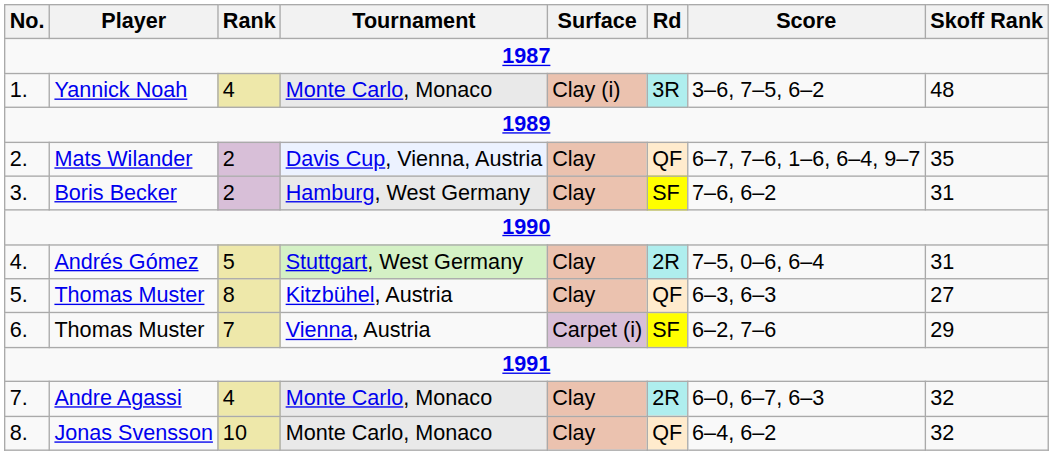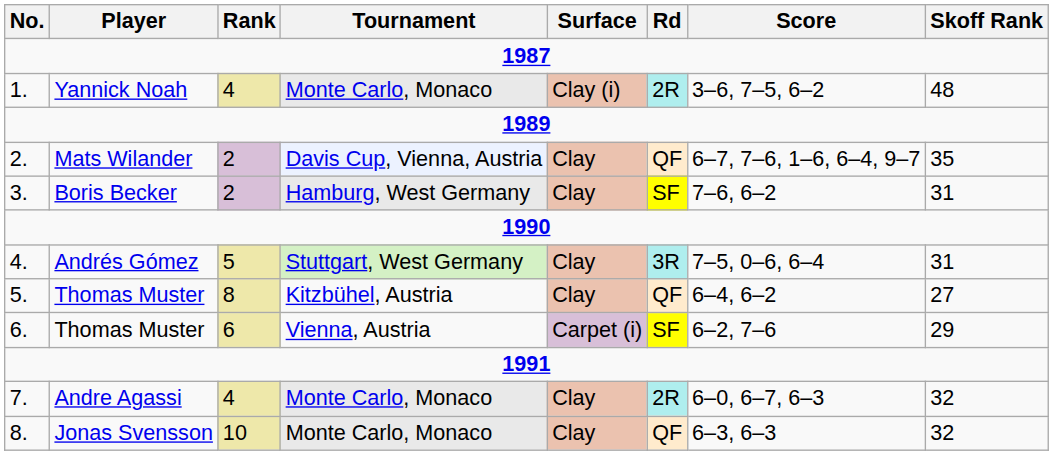(666, 90) 3R -> (666, 90) 2R
(666, 261) 2R -> (666, 261) 3R
(734, 295) 6–3, 6–3 -> (734, 295) 6–4, 6–2
(229, 329) 7 -> (229, 329) 6
(734, 432) 6–4, 6–2 -> (734, 432) 6–3, 6–3
